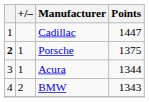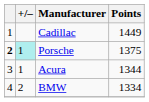(130, 32) 1447 -> (130, 32) 1449
(21, 51) no background -> (21, 51) paleturquoise background
(130, 88) 1343 -> (130, 88) 1334
